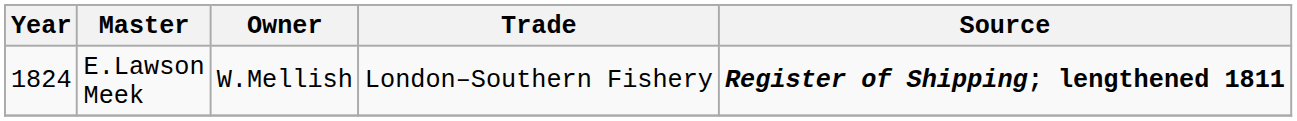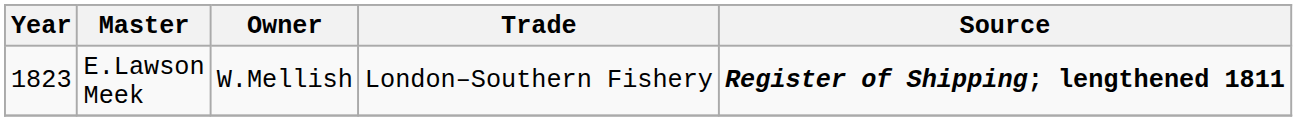(41, 81) 1824 -> (41, 81) 1823
